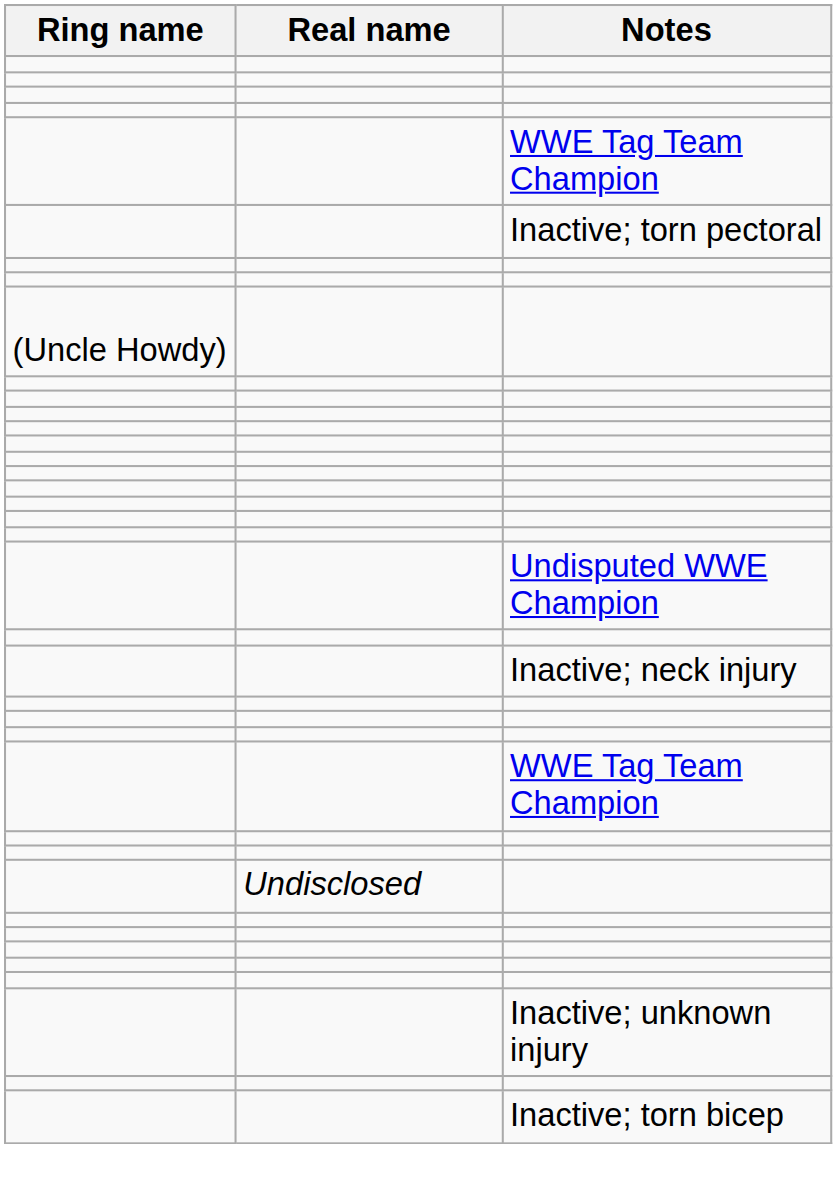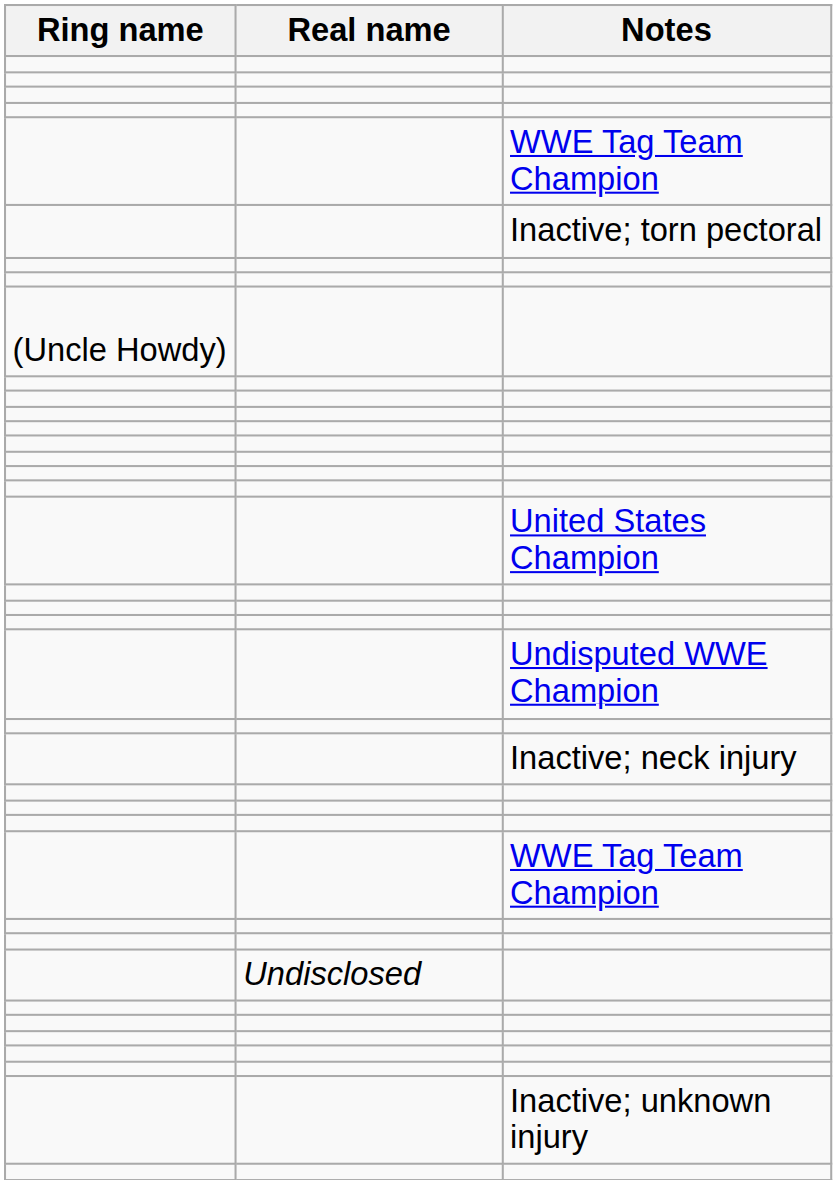+ row: (120, 540)
- row: (120, 1117)
